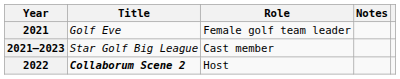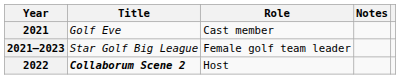(277, 30) Female golf team leader -> (239, 30) Cast member
(239, 48) Cast member -> (277, 48) Female golf team leader
